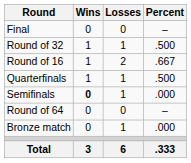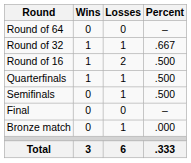rows swapped: (35, 111) <-> (18, 29)
(165, 45) .500 -> (165, 45) .667
(165, 62) .667 -> (165, 62) .500
(88, 95) bold -> (88, 95) normal
(165, 95) .000 -> (165, 95) .500
